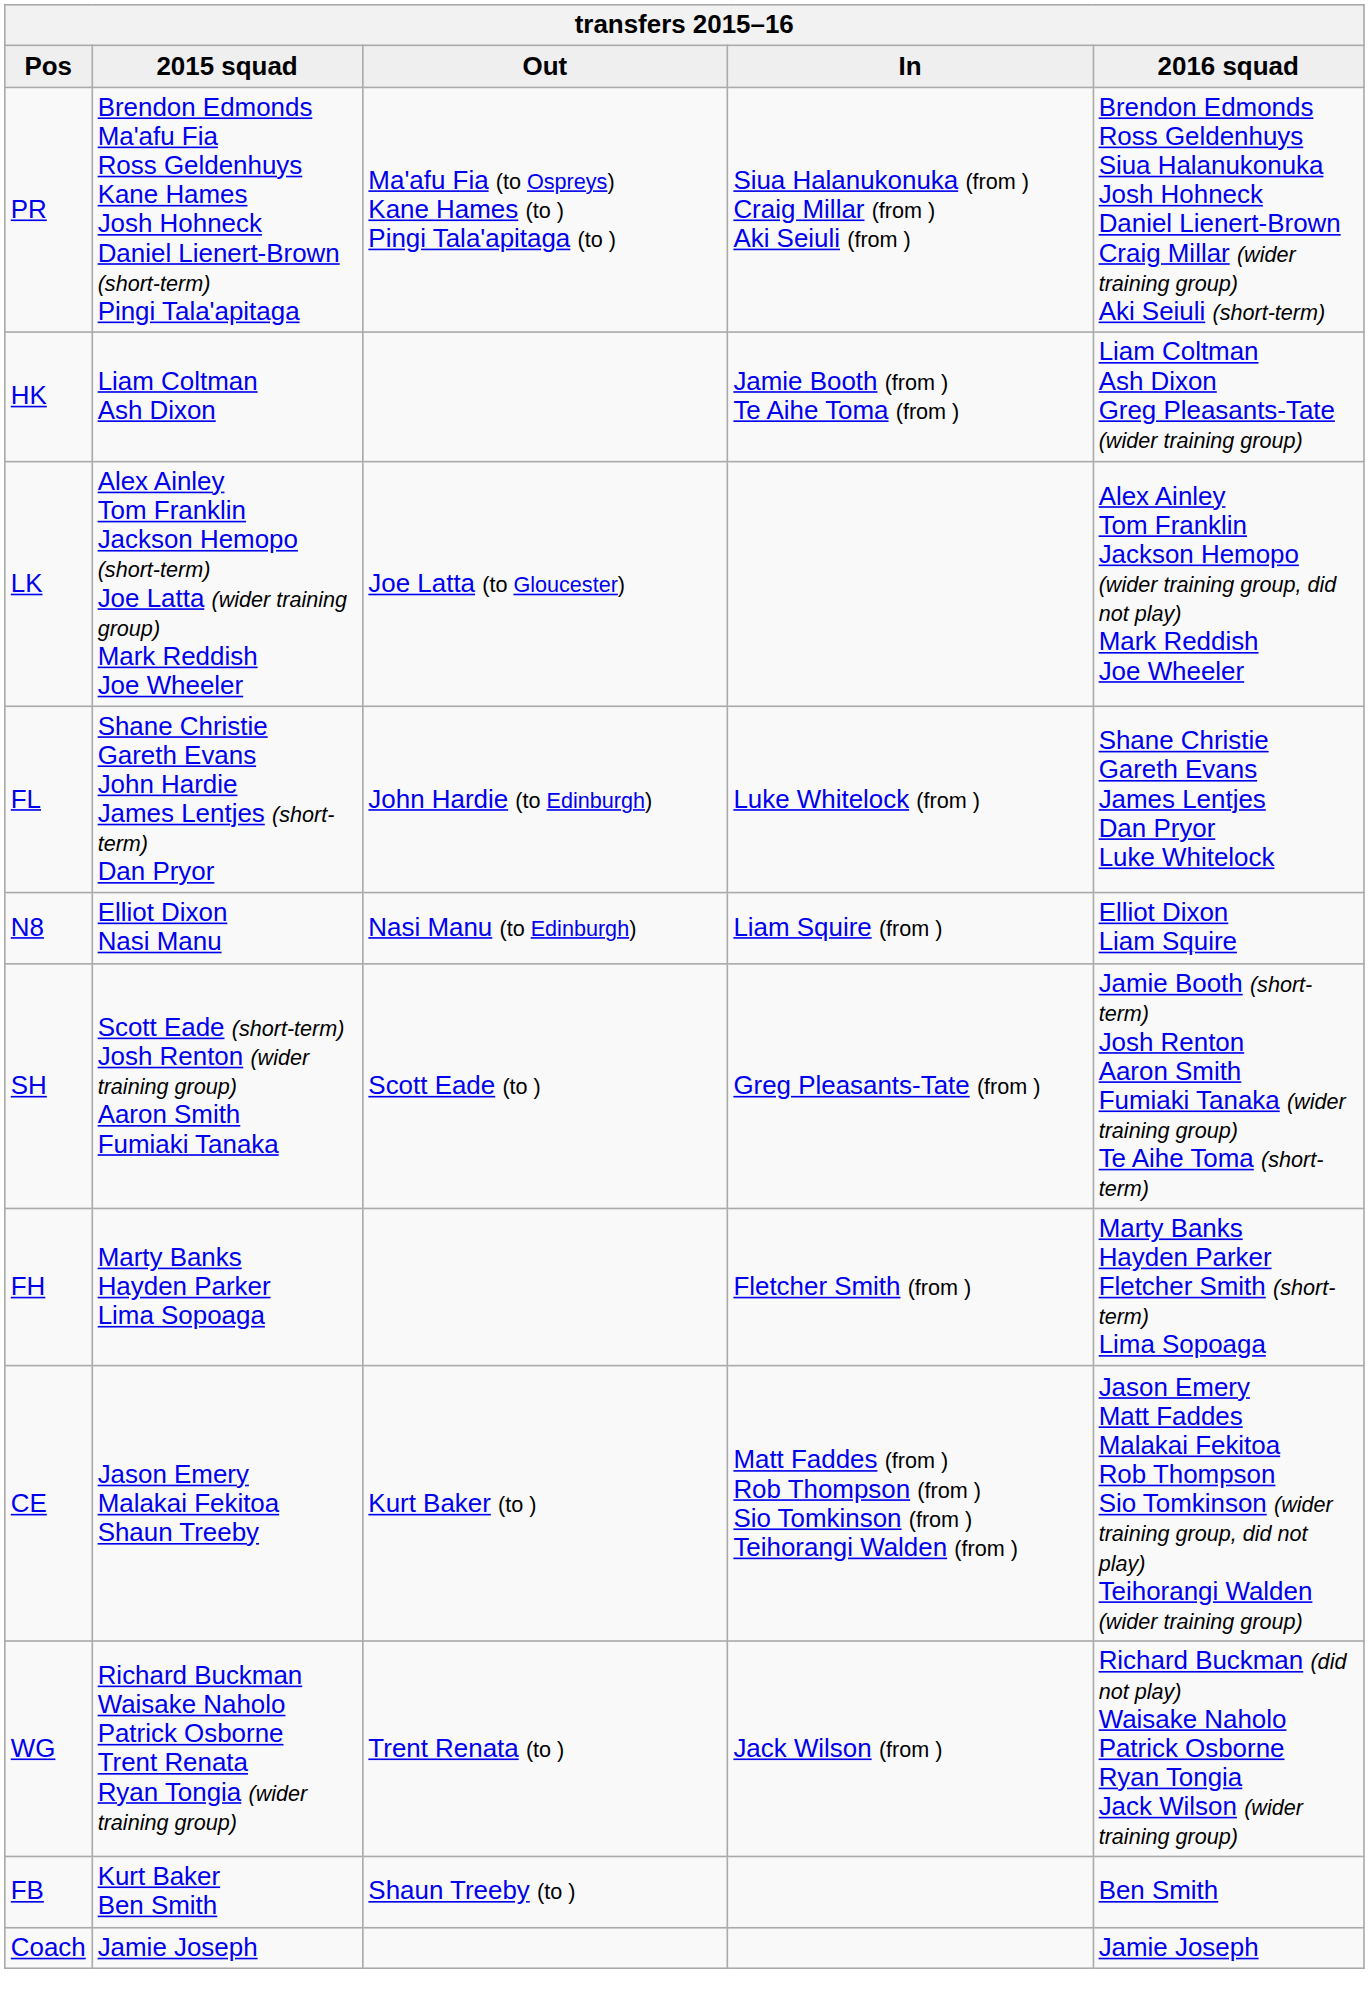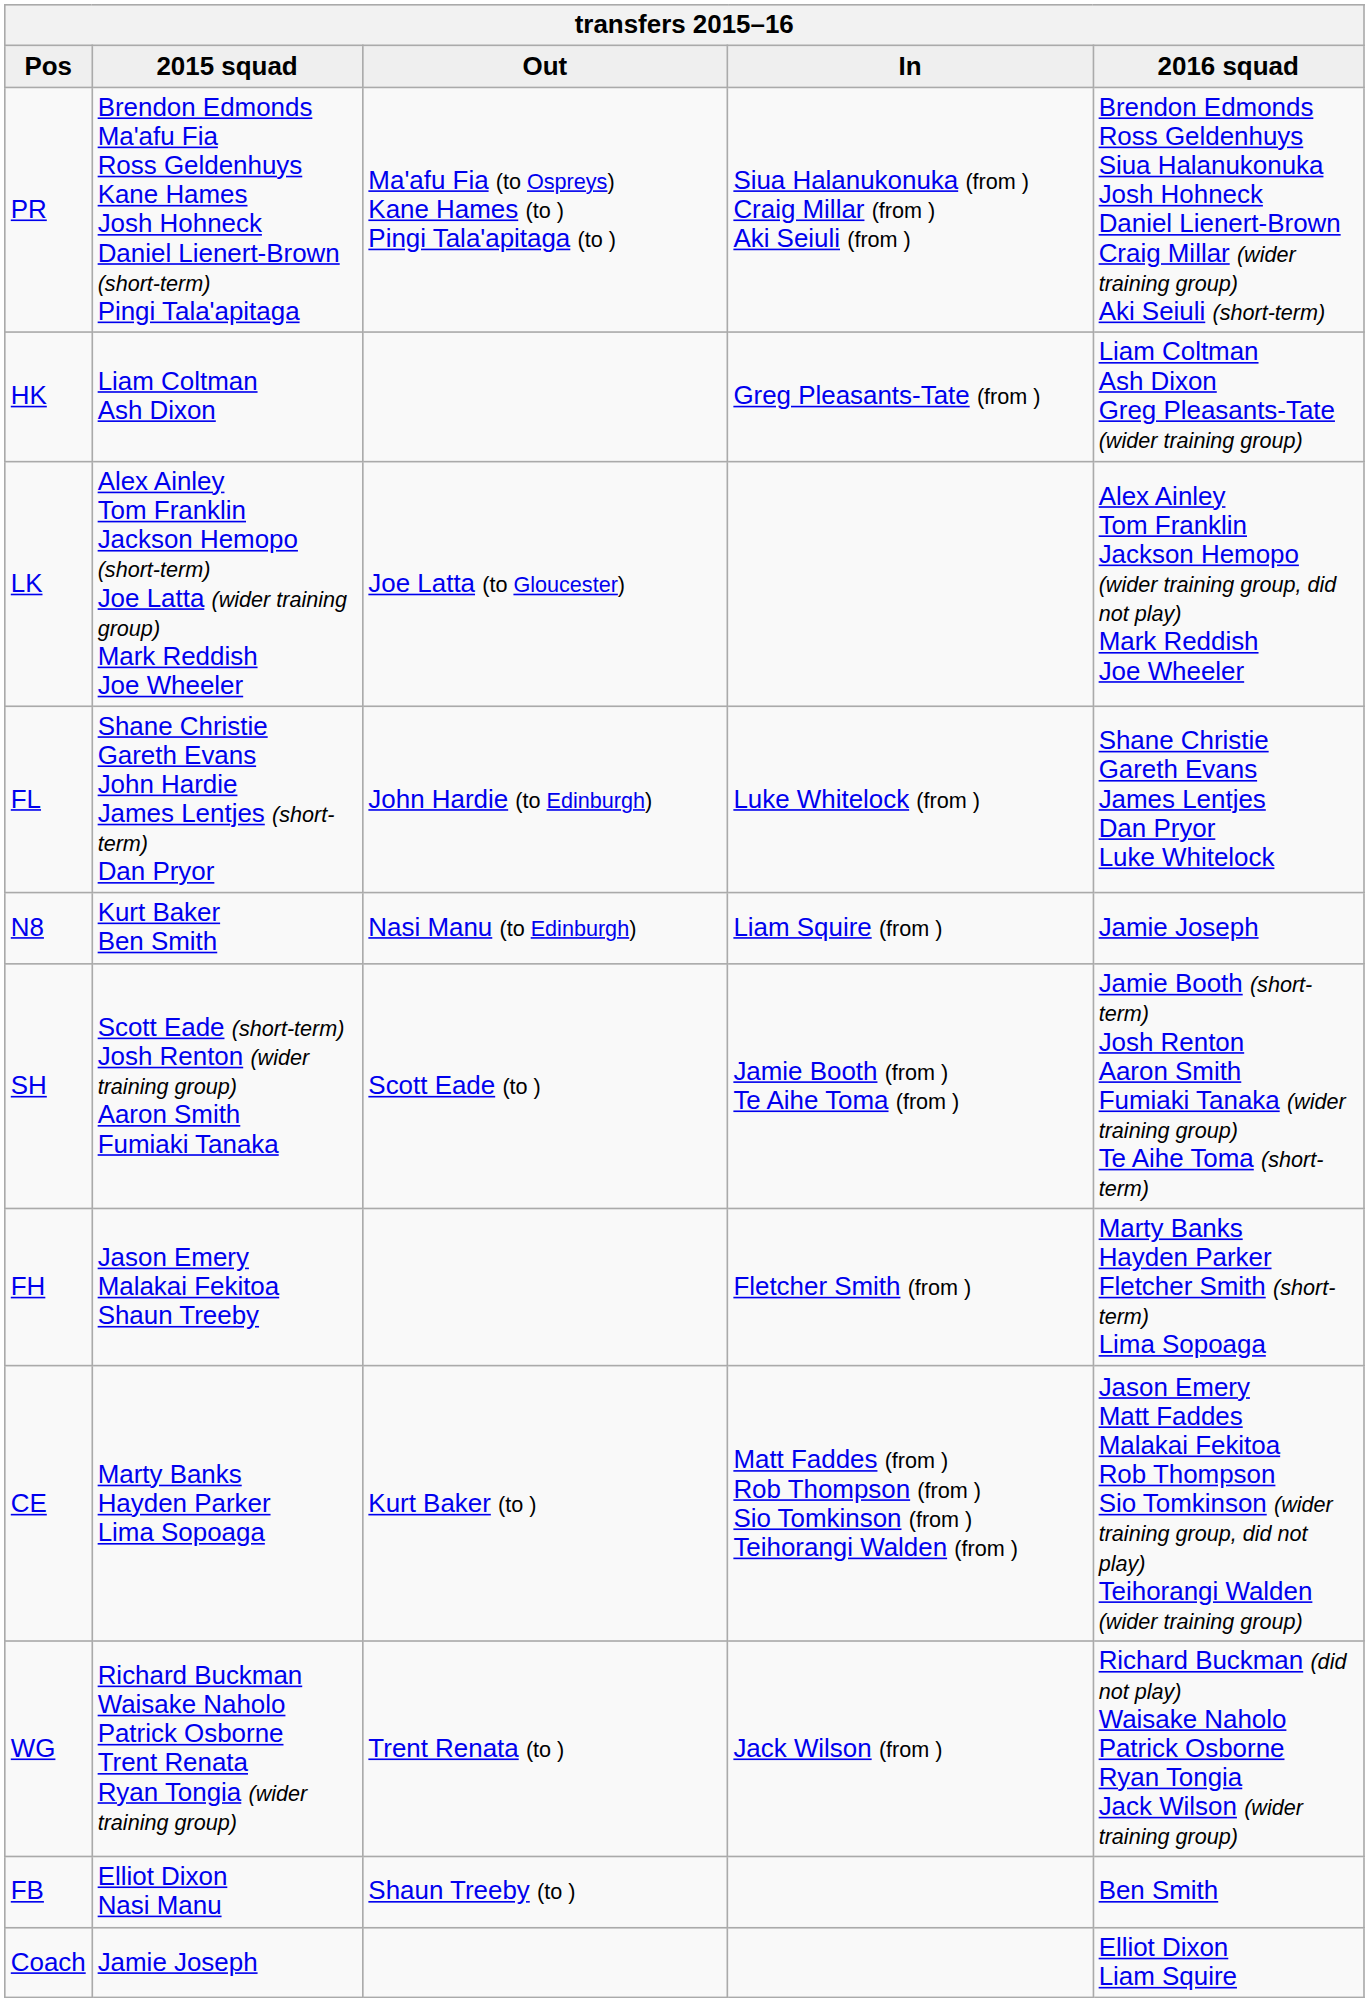(846, 396) Jamie Booth (from ) Te Aihe Toma (from ) -> (887, 396) Greg Pleasants-Tate (from )
(162, 927) Elliot Dixon Nasi Manu -> (159, 927) Kurt Baker Ben Smith
(1168, 927) Elliot Dixon Liam Squire -> (1179, 927) Jamie Joseph
(887, 1085) Greg Pleasants-Tate (from ) -> (846, 1085) Jamie Booth (from ) Te Aihe Toma (from )
(184, 1287) Marty Banks Hayden Parker Lima Sopoaga -> (188, 1287) Jason Emery Malakai Fekitoa Shaun Treeby
(188, 1503) Jason Emery Malakai Fekitoa Shaun Treeby -> (184, 1503) Marty Banks Hayden Parker Lima Sopoaga
(159, 1891) Kurt Baker Ben Smith -> (162, 1891) Elliot Dixon Nasi Manu
(1179, 1947) Jamie Joseph -> (1168, 1961) Elliot Dixon Liam Squire
